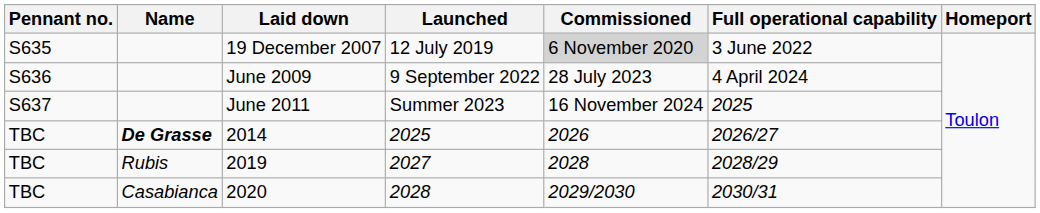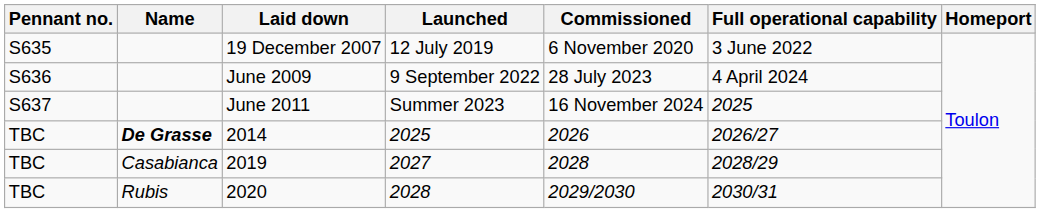(621, 47) lightgrey background -> (621, 47) no background
(145, 163) Rubis -> (170, 163) Casabianca
(170, 192) Casabianca -> (145, 192) Rubis
